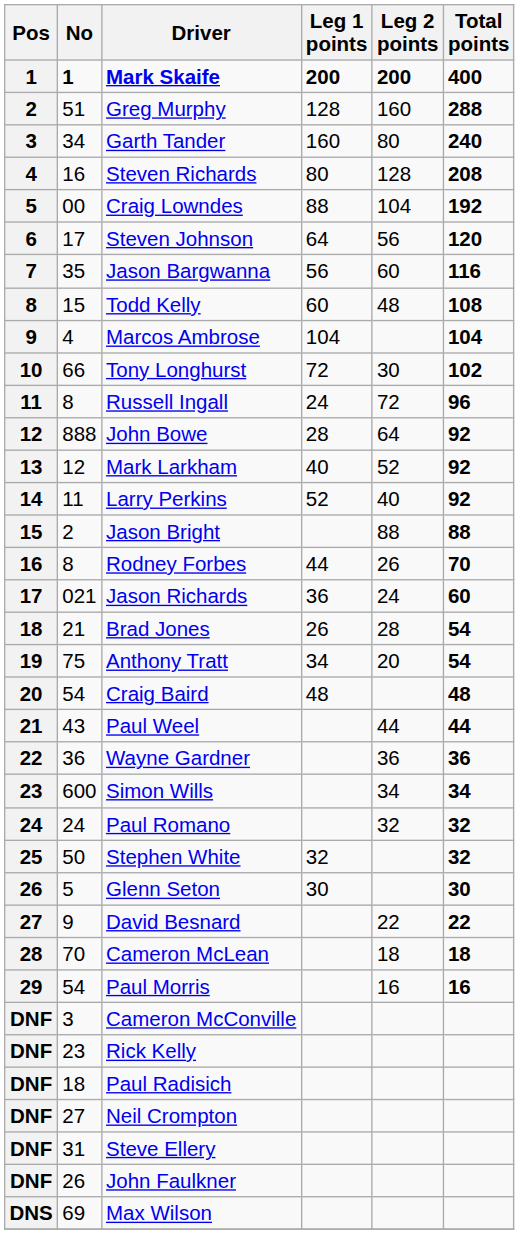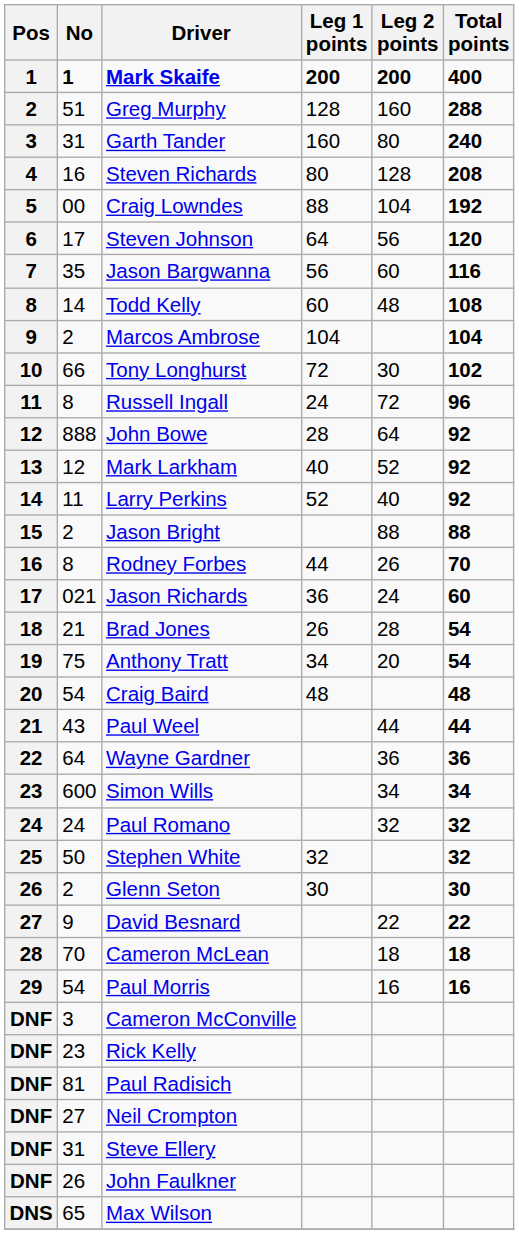(74, 142) 34 -> (74, 142) 31
(74, 304) 15 -> (74, 304) 14
(68, 336) 4 -> (68, 336) 2
(74, 759) 36 -> (74, 759) 64
(68, 889) 5 -> (68, 889) 2
(74, 1084) 18 -> (74, 1084) 81
(74, 1213) 69 -> (74, 1213) 65
